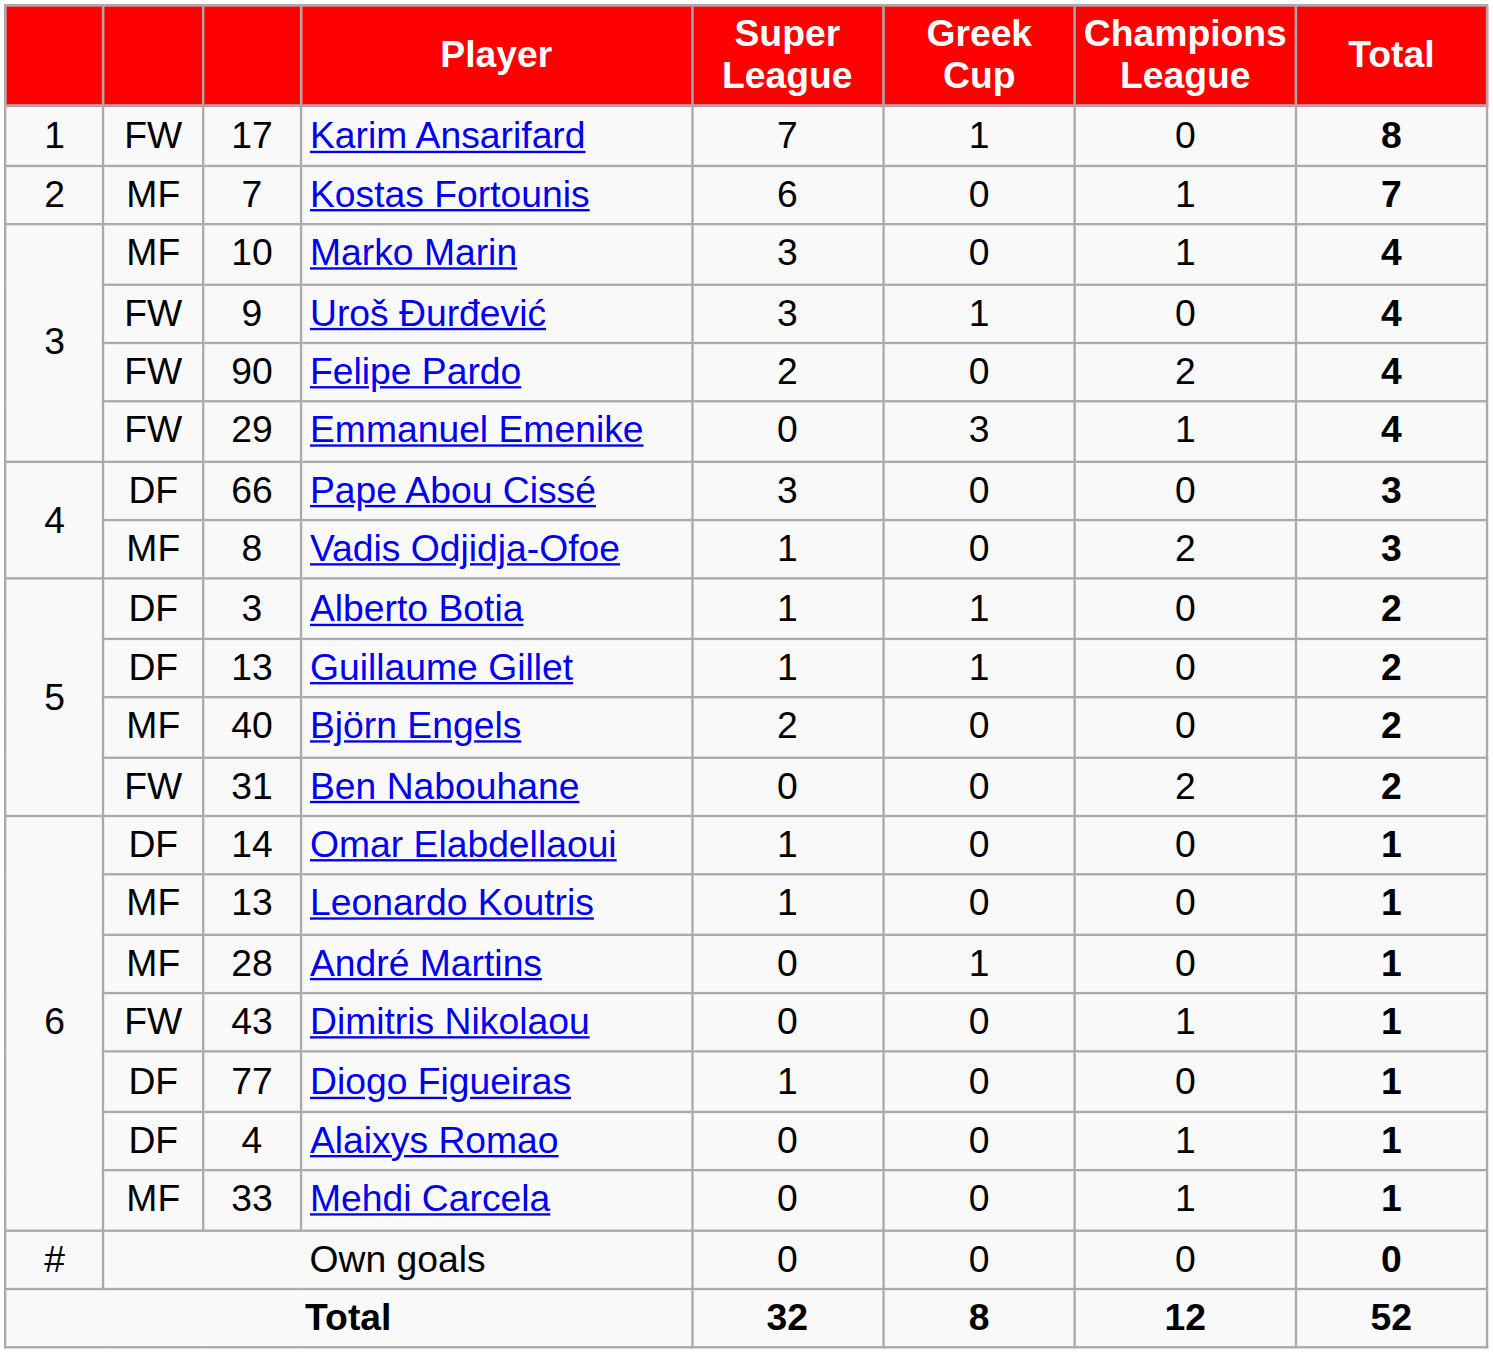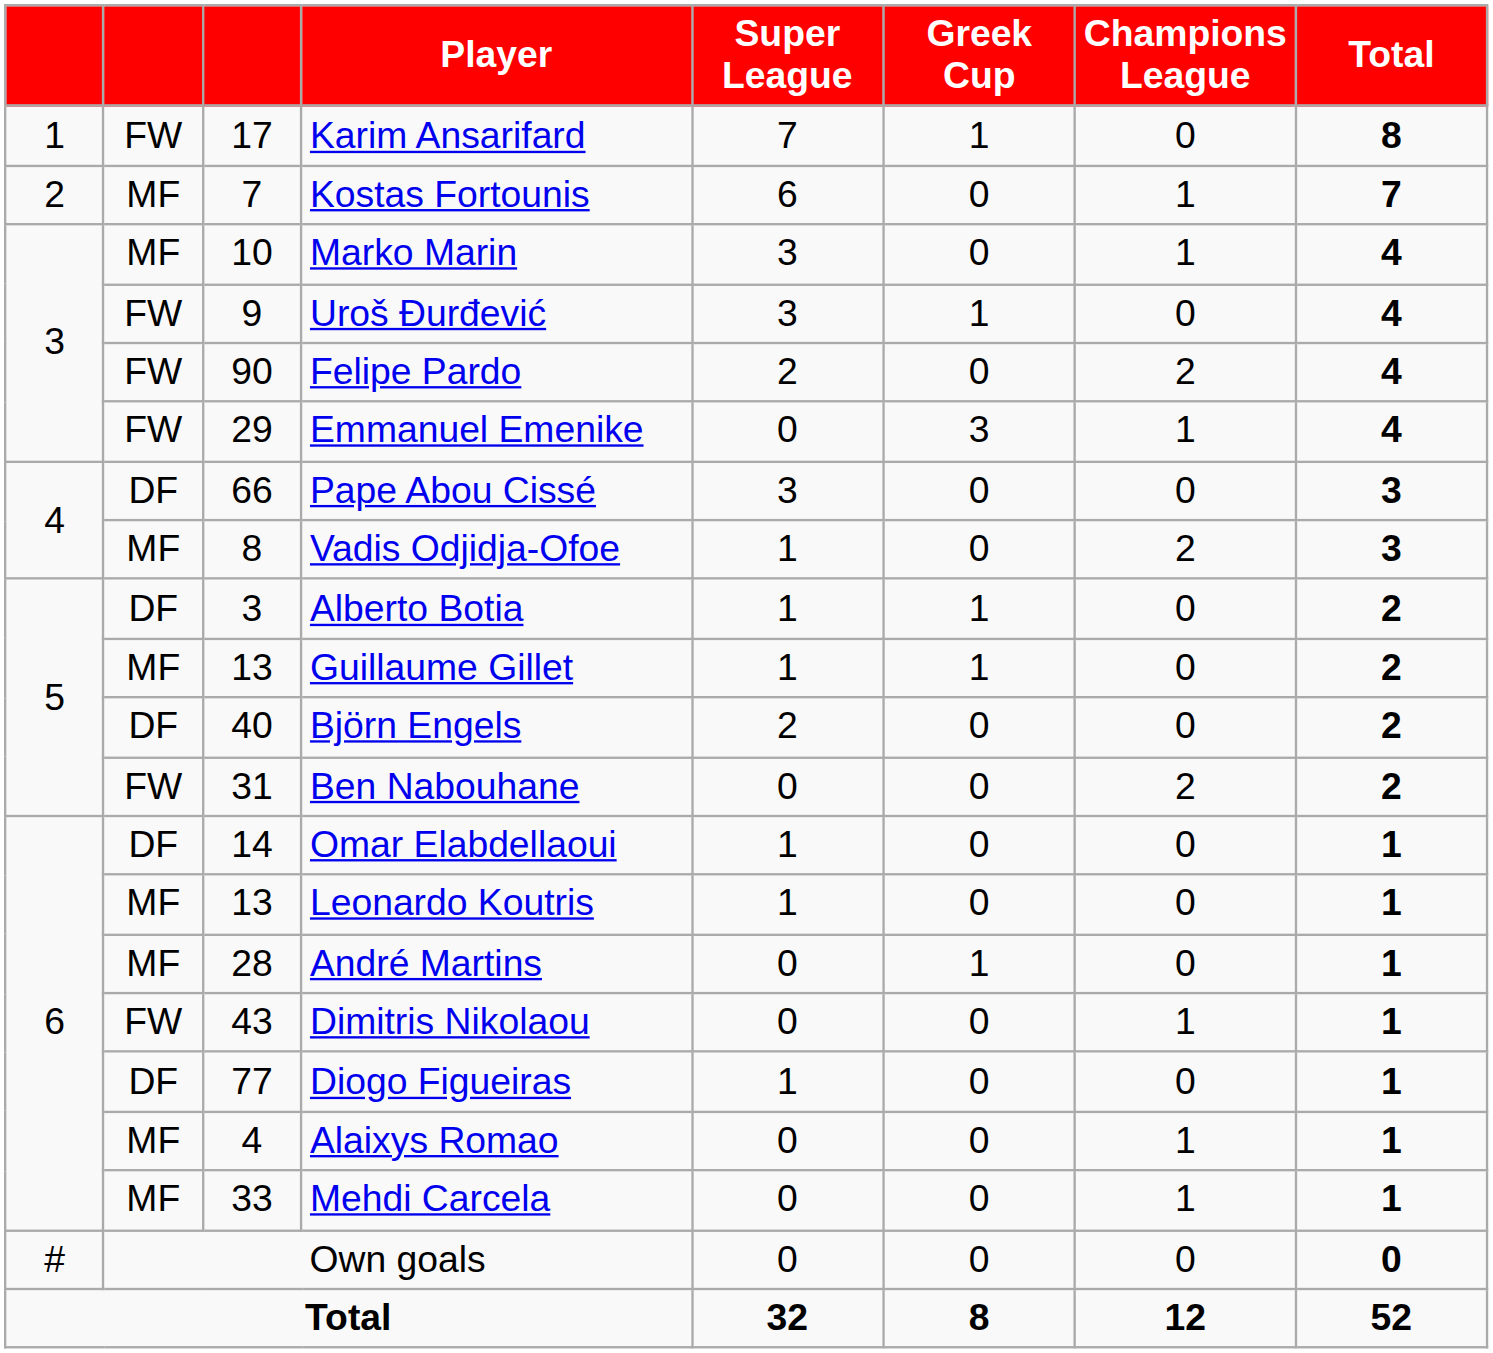(153, 667) DF -> (153, 667) MF
(153, 726) MF -> (153, 726) DF
(153, 1140) DF -> (153, 1140) MF
